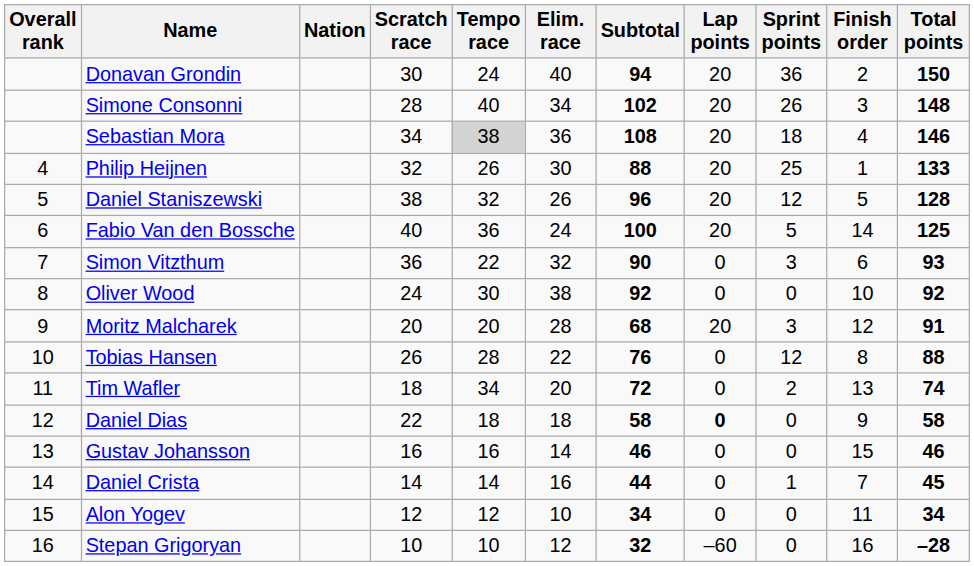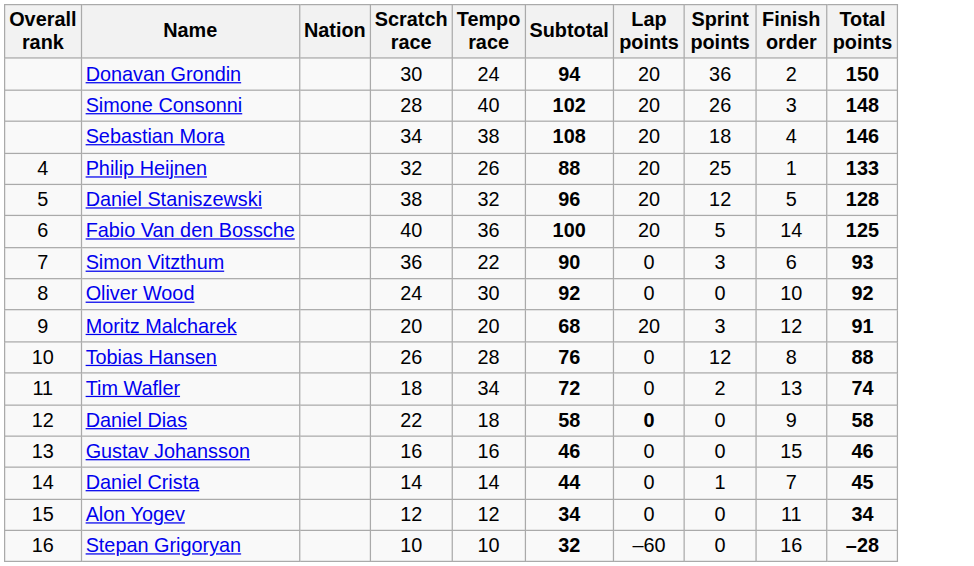- column: (560, 31)
(489, 136) lightgrey background -> (489, 136) no background
